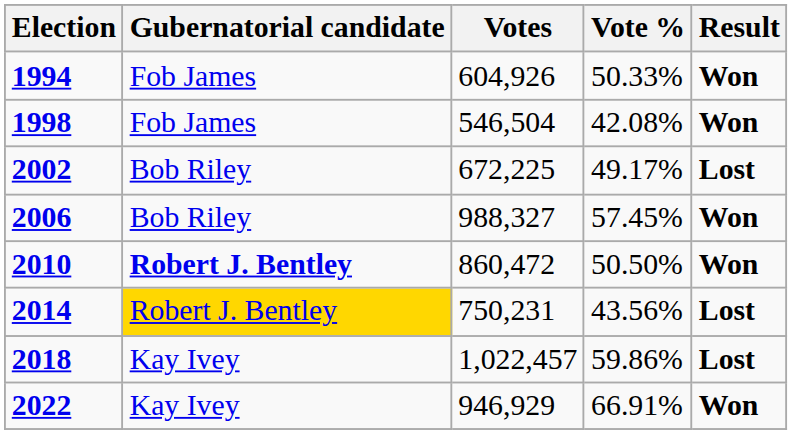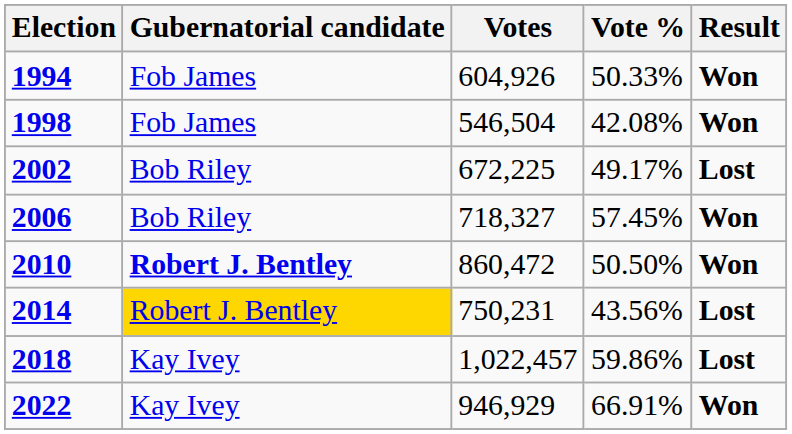(507, 216) 988,327 -> (507, 216) 718,327
